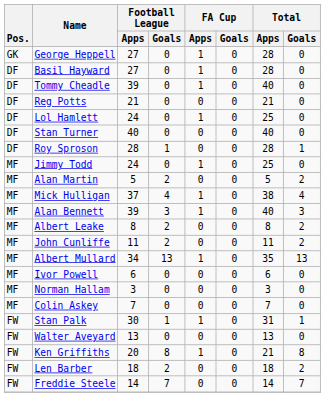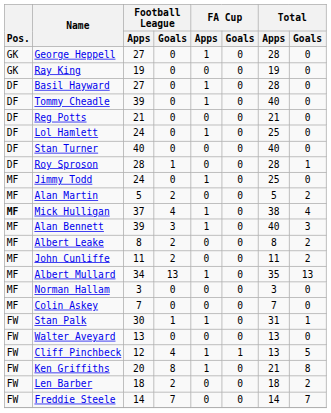+ row: (58, 70)
(12, 196) normal -> (12, 211) bold
- row: (66, 274)
+ row: (78, 353)
